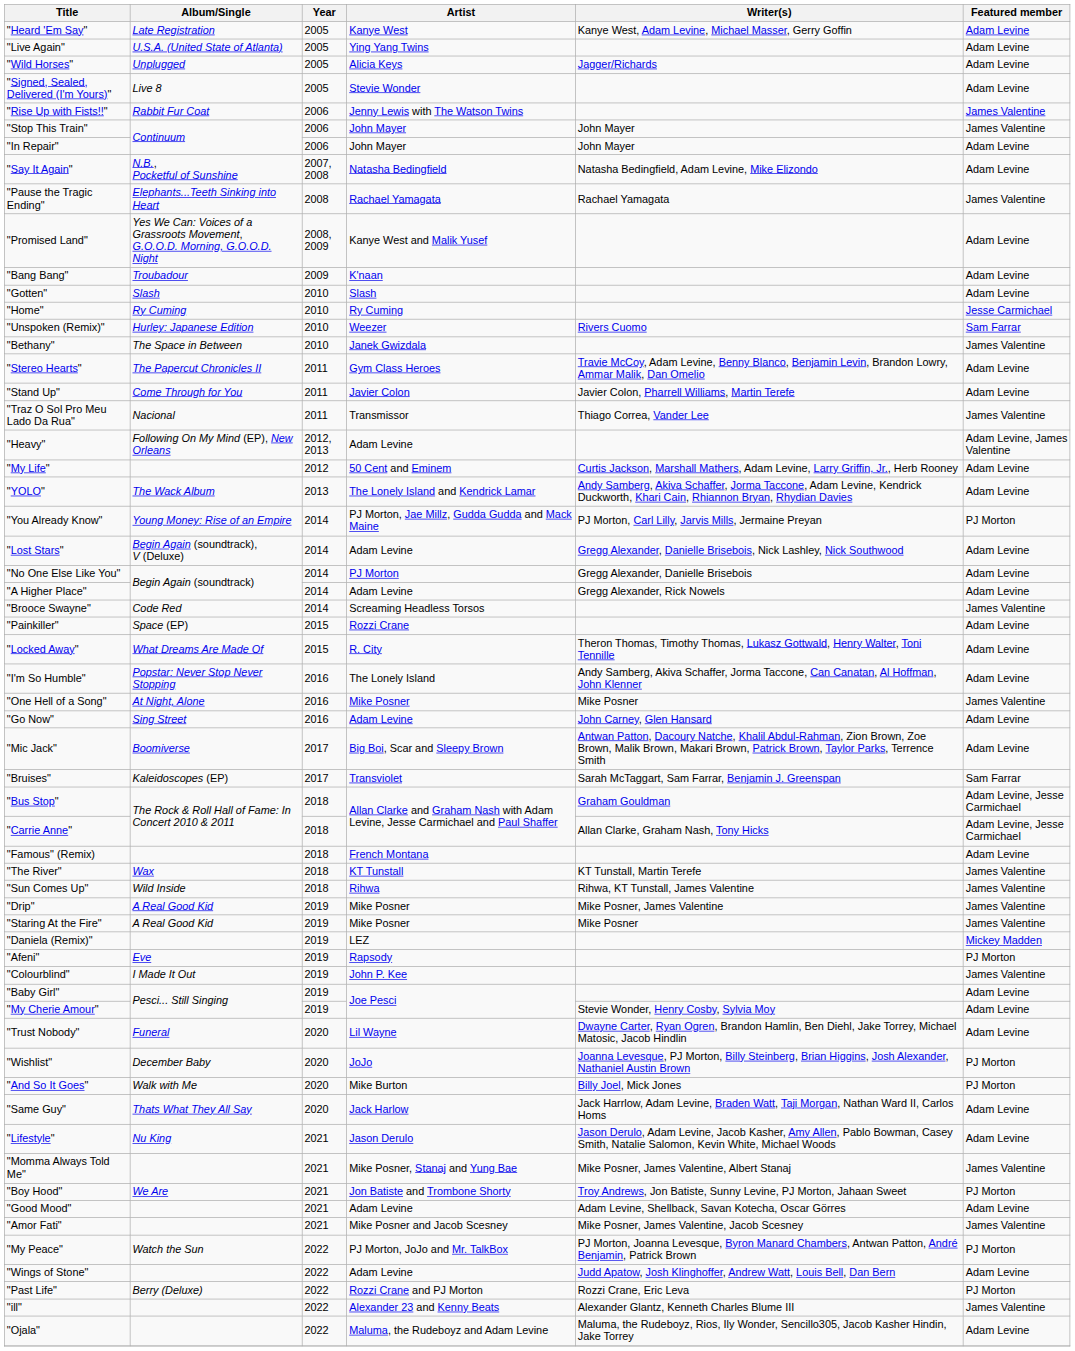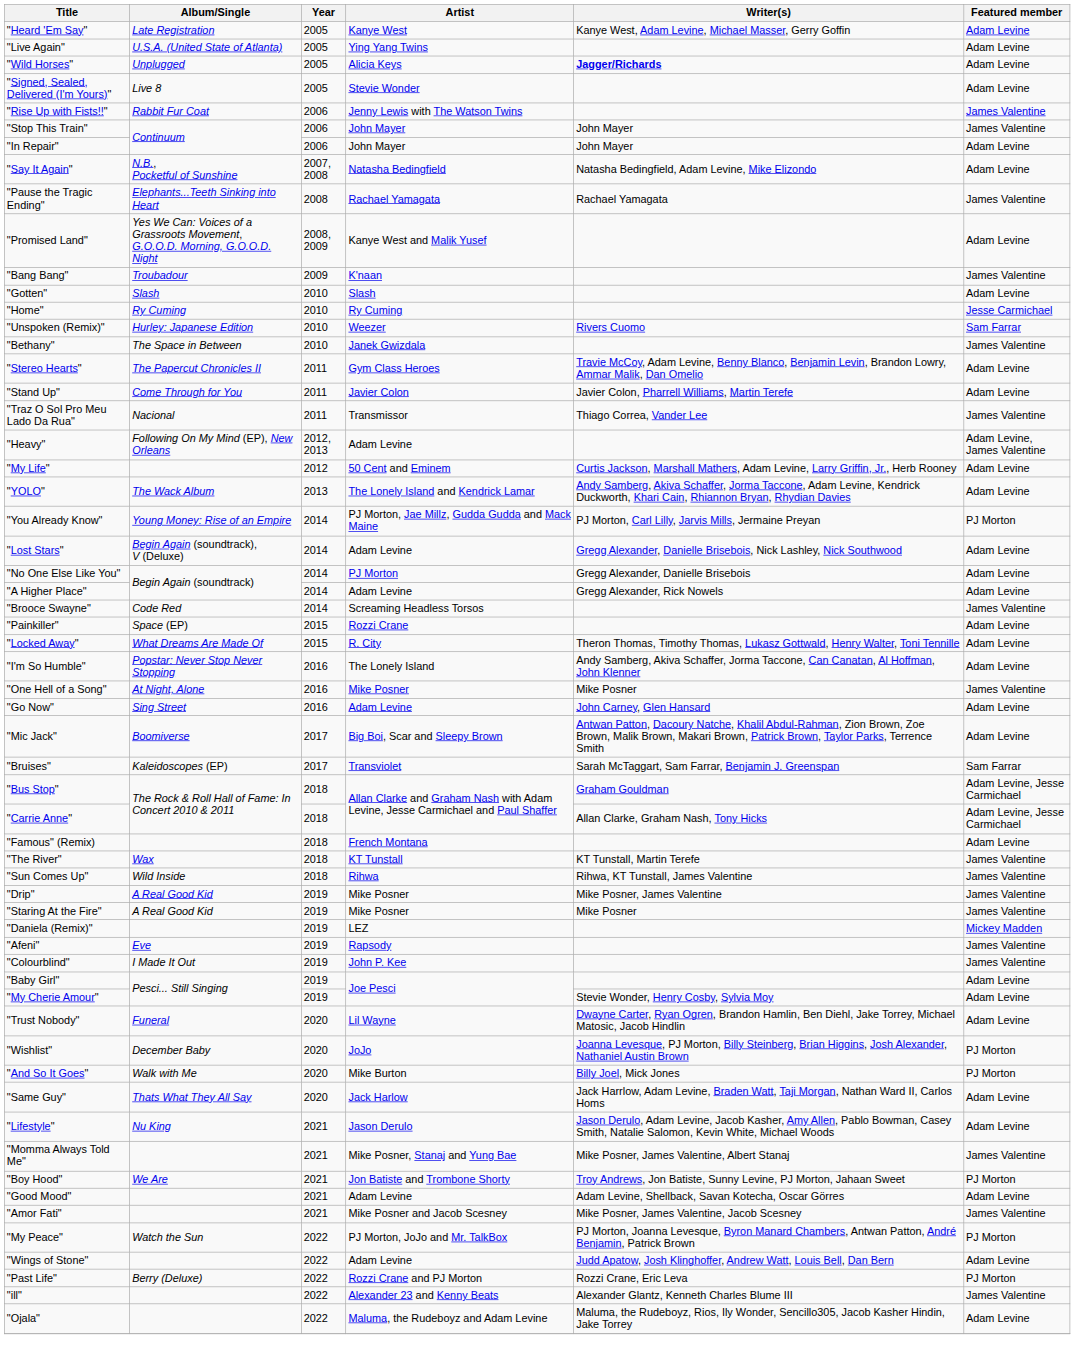(617, 64) normal -> (619, 64) bold
(998, 276) Adam Levine -> (1006, 276) James Valentine
(991, 958) PJ Morton -> (1006, 945) James Valentine
